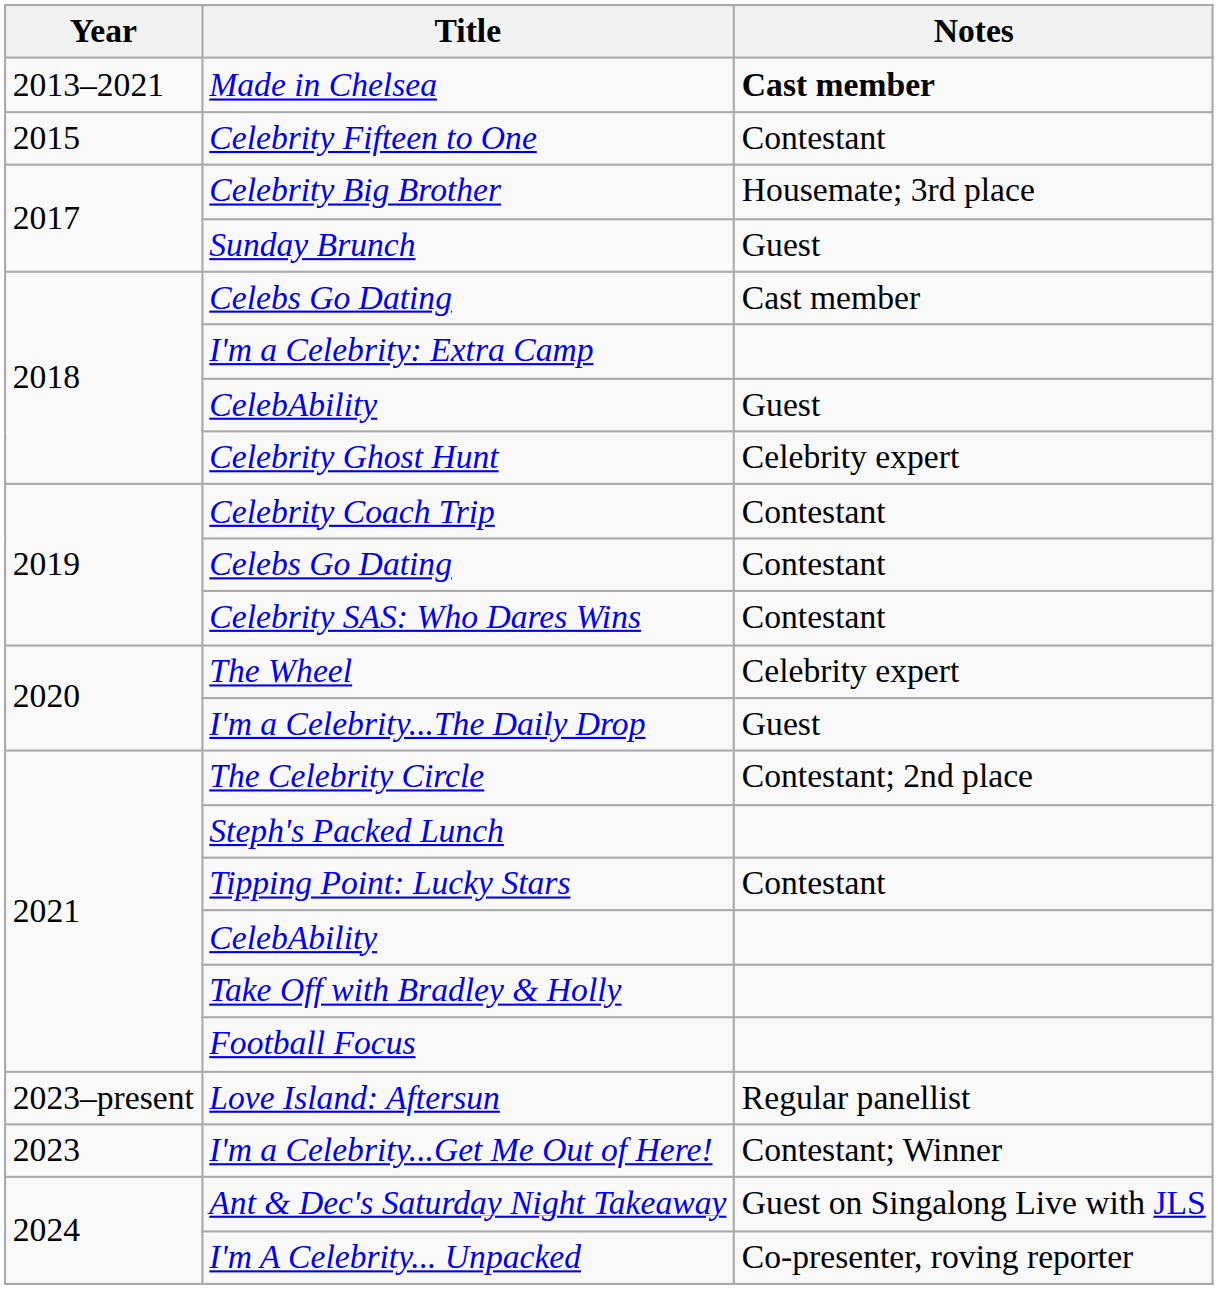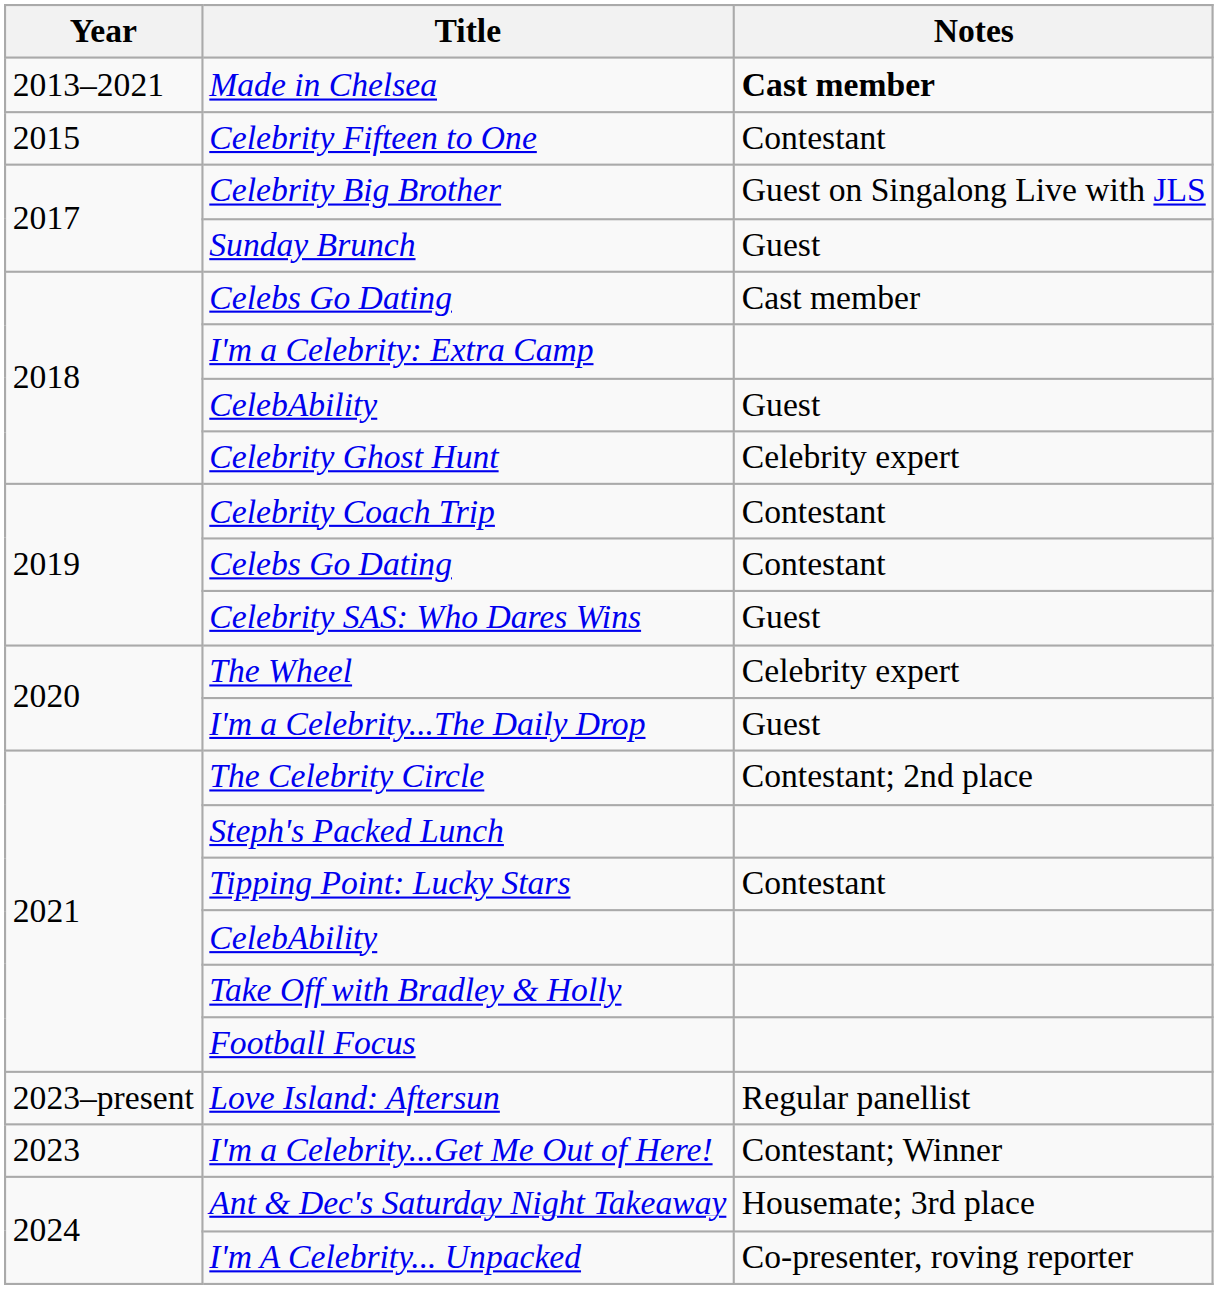(888, 191) Housemate; 3rd place -> (974, 191) Guest on Singalong Live with JLS
(814, 617) Contestant -> (781, 617) Guest
(974, 1203) Guest on Singalong Live with JLS -> (888, 1203) Housemate; 3rd place
